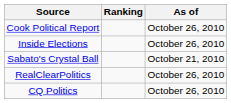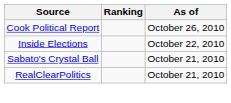(186, 43) October 26, 2010 -> (186, 43) October 22, 2010
(186, 75) October 26, 2010 -> (186, 75) October 21, 2010
- row: (53, 91)
